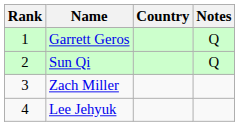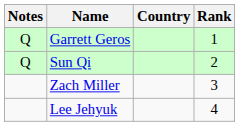columns swapped: (25, 16) <-> (214, 16)
